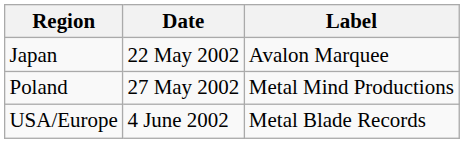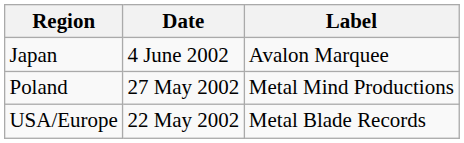(183, 54) 22 May 2002 -> (178, 54) 4 June 2002
(178, 120) 4 June 2002 -> (183, 120) 22 May 2002
